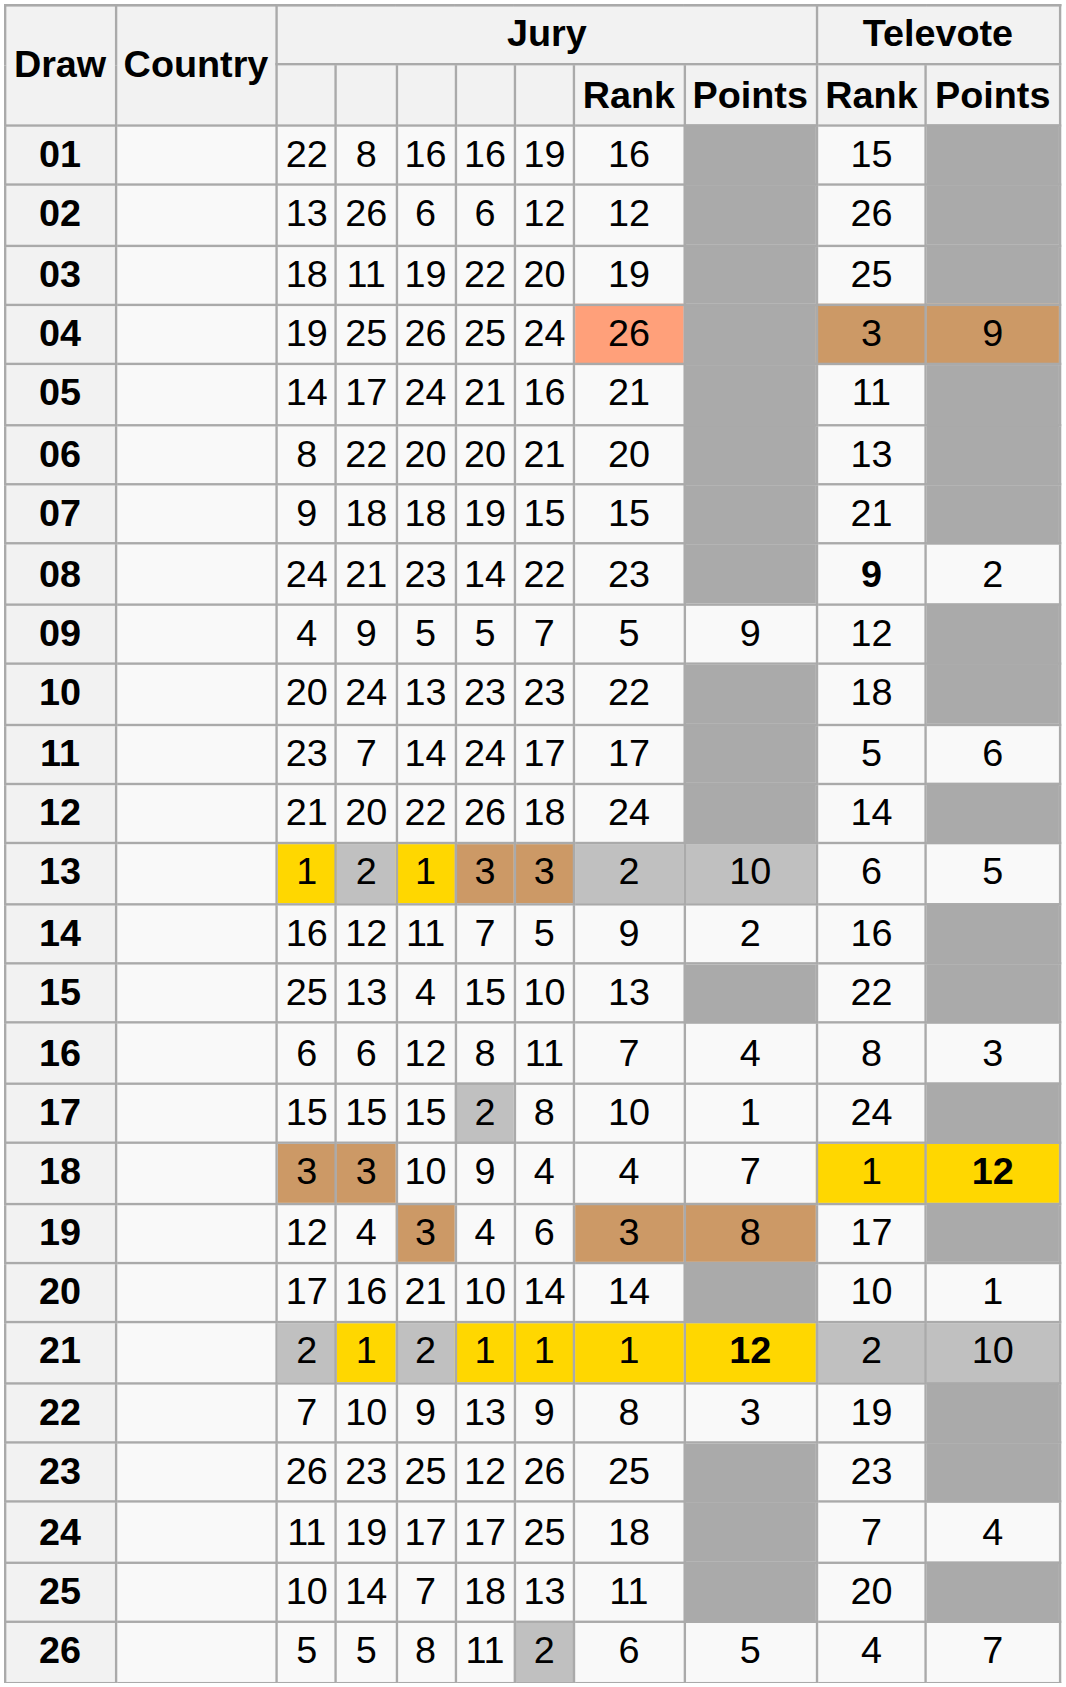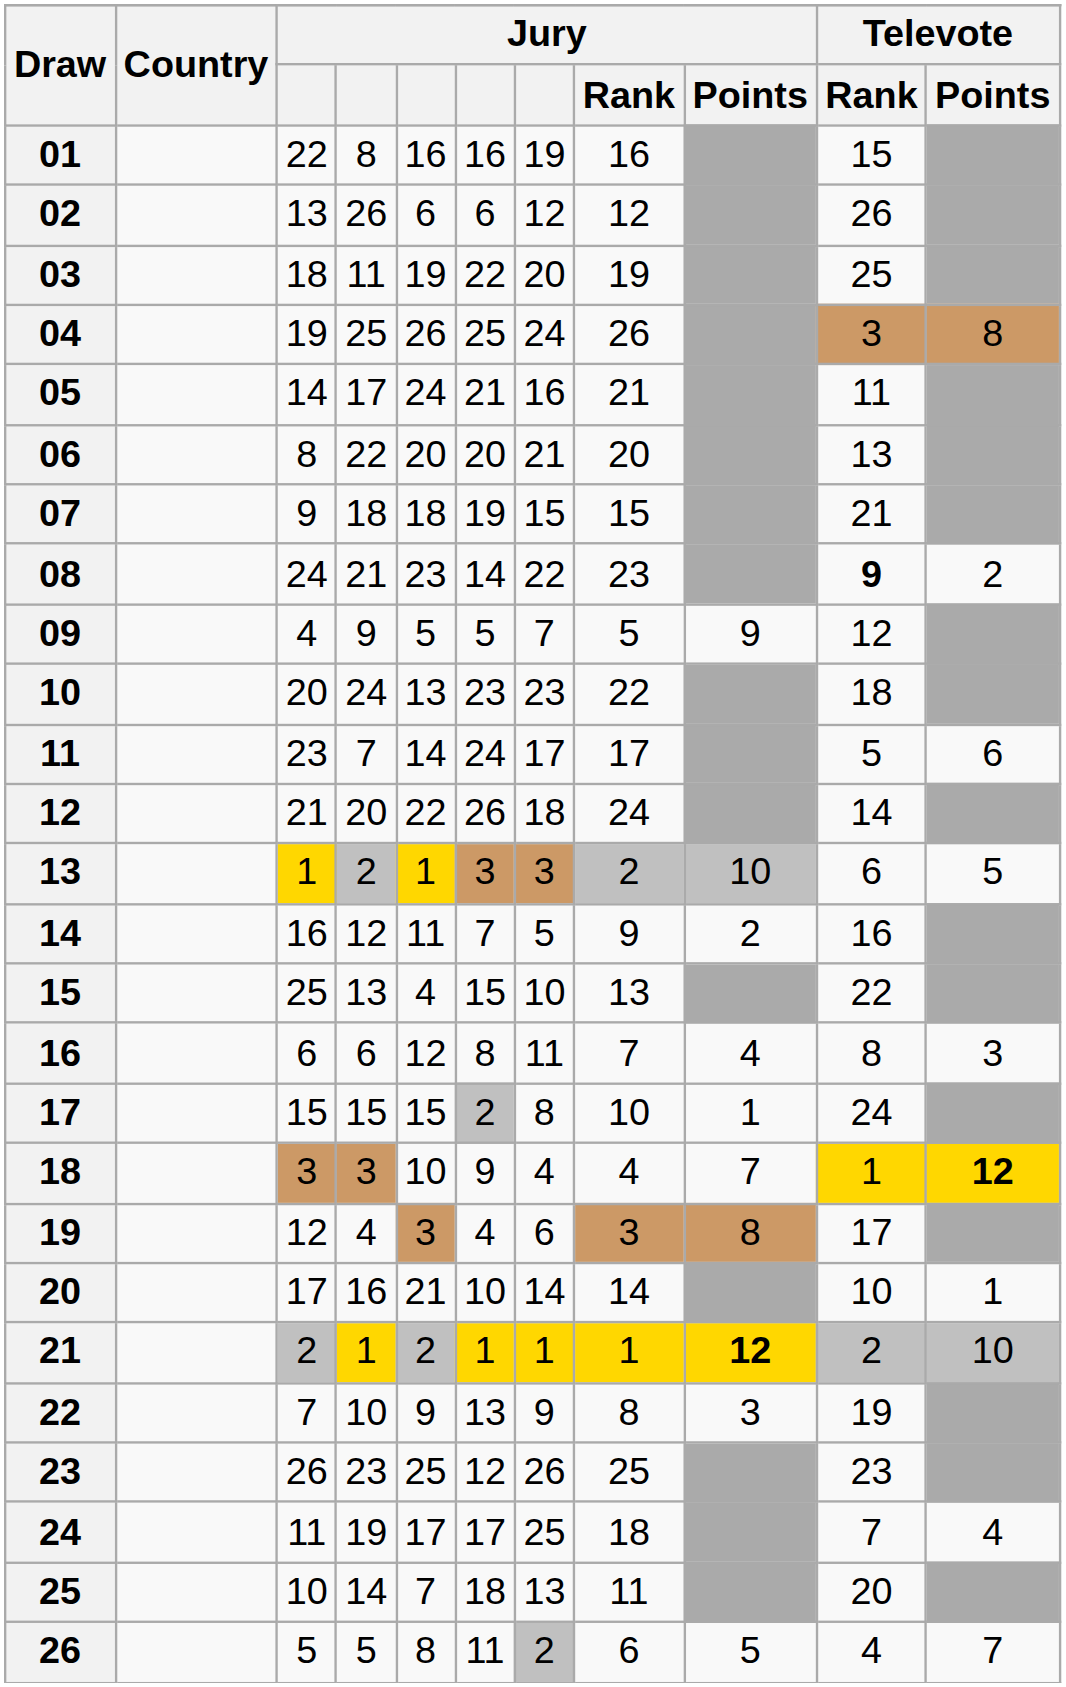(629, 333) lightsalmon background -> (629, 333) no background
(993, 333) 9 -> (993, 333) 8
